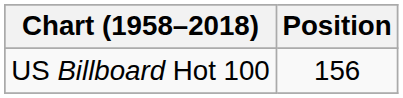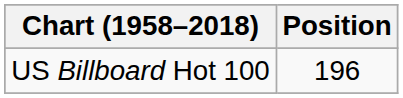(337, 70) 156 -> (337, 70) 196
